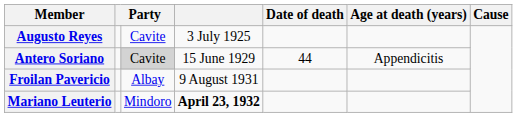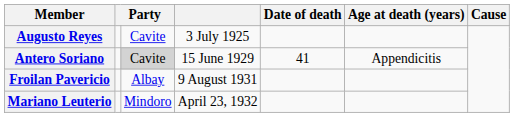(305, 58) 44 -> (303, 58) 41
(219, 101) bold -> (218, 101) normal
